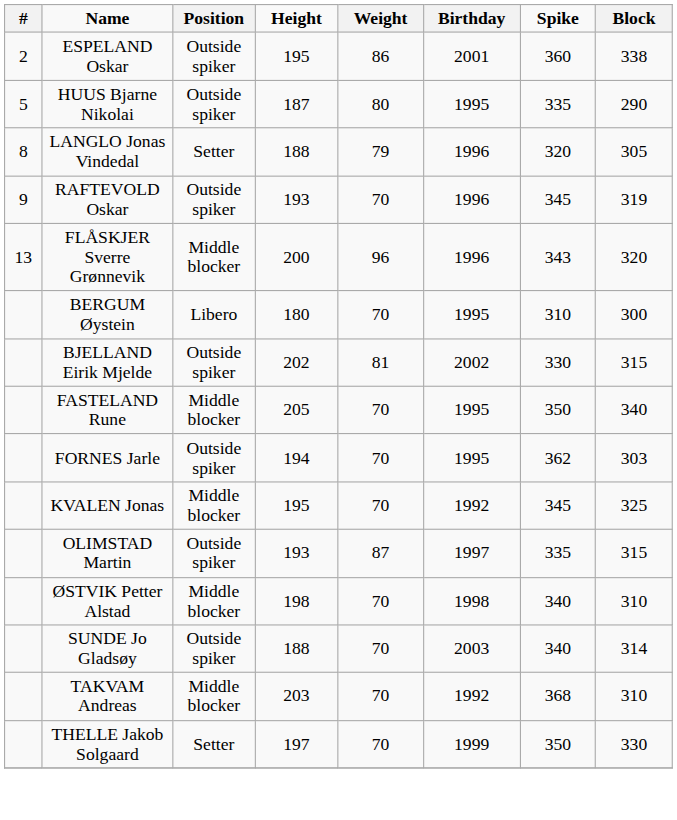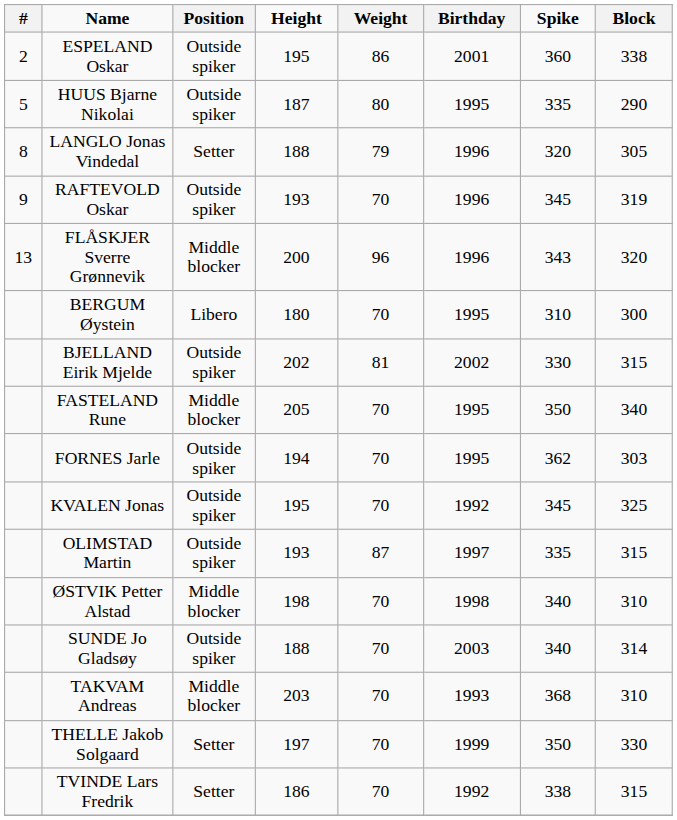(214, 505) Middle blocker -> (214, 505) Outside spiker
(472, 696) 1992 -> (472, 696) 1993
+ row: (107, 791)
